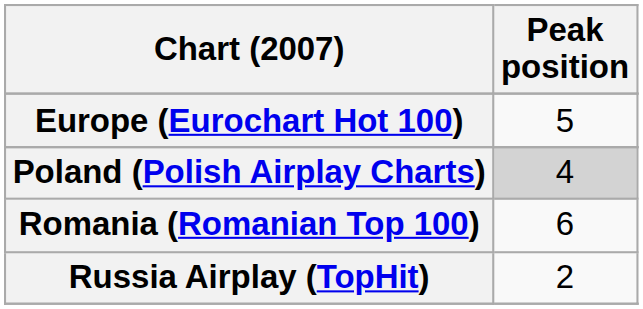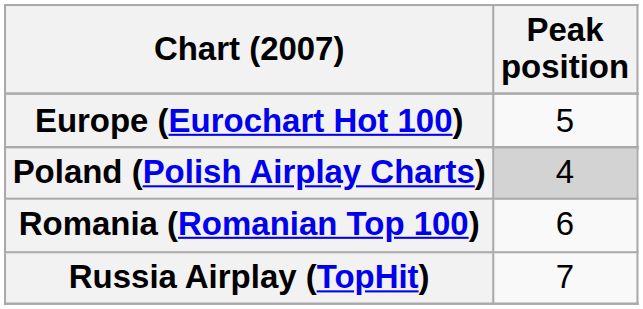(565, 276) 2 -> (565, 276) 7
